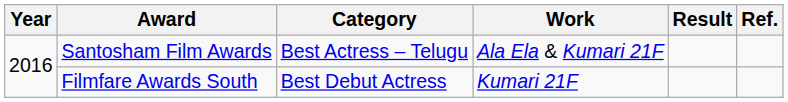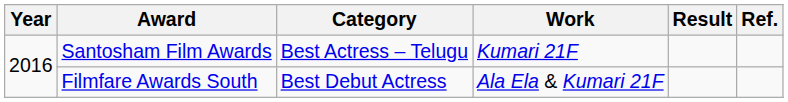(570, 50) Ala Ela & Kumari 21F -> (527, 50) Kumari 21F
(527, 81) Kumari 21F -> (570, 81) Ala Ela & Kumari 21F
